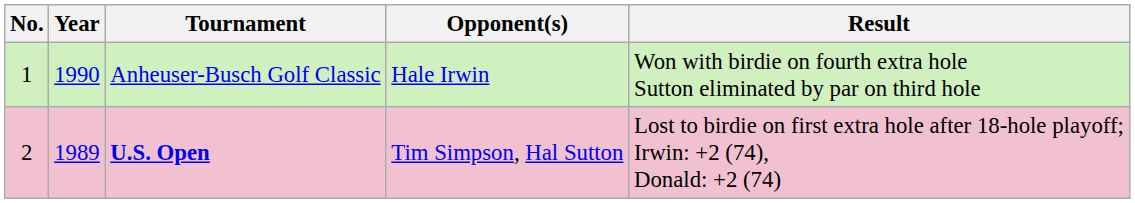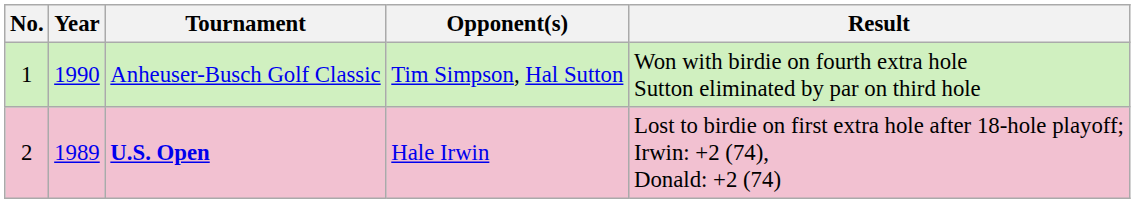(440, 74) Hale Irwin -> (507, 74) Tim Simpson, Hal Sutton
(507, 152) Tim Simpson, Hal Sutton -> (440, 152) Hale Irwin
